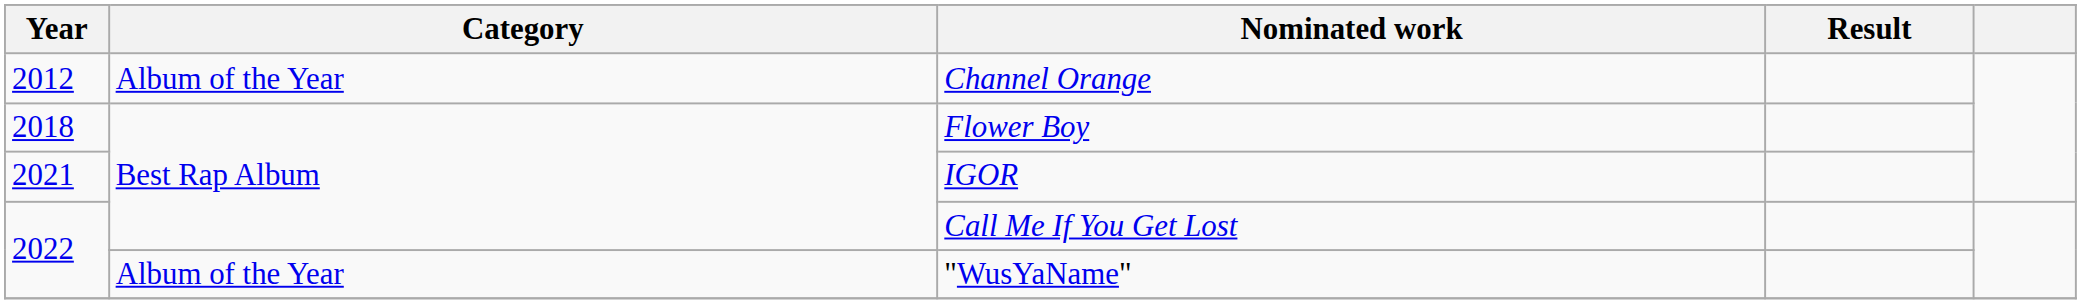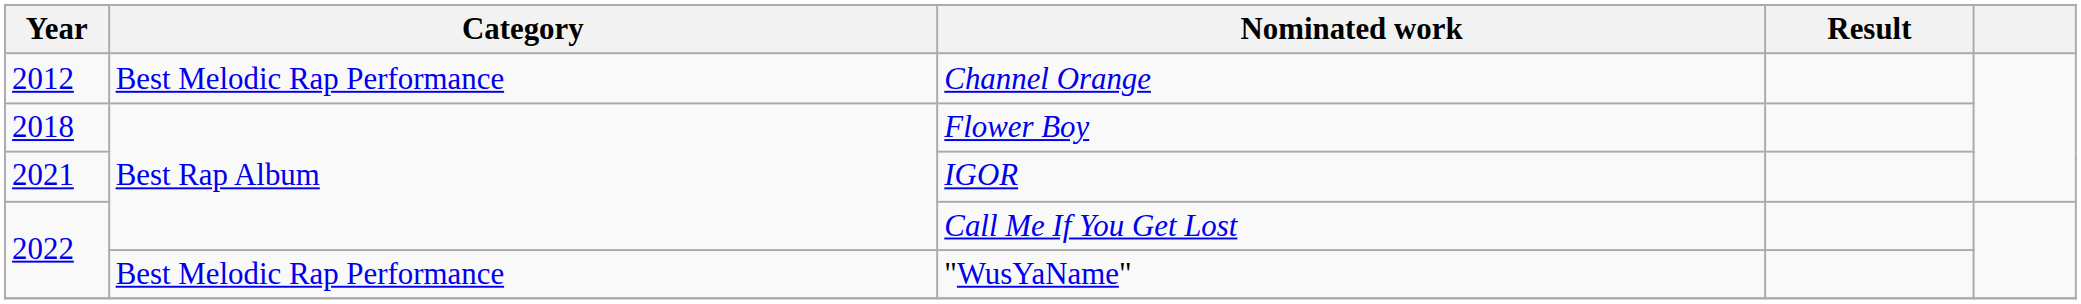(230, 77) Album of the Year -> (310, 77) Best Melodic Rap Performance
(230, 273) Album of the Year -> (310, 273) Best Melodic Rap Performance
